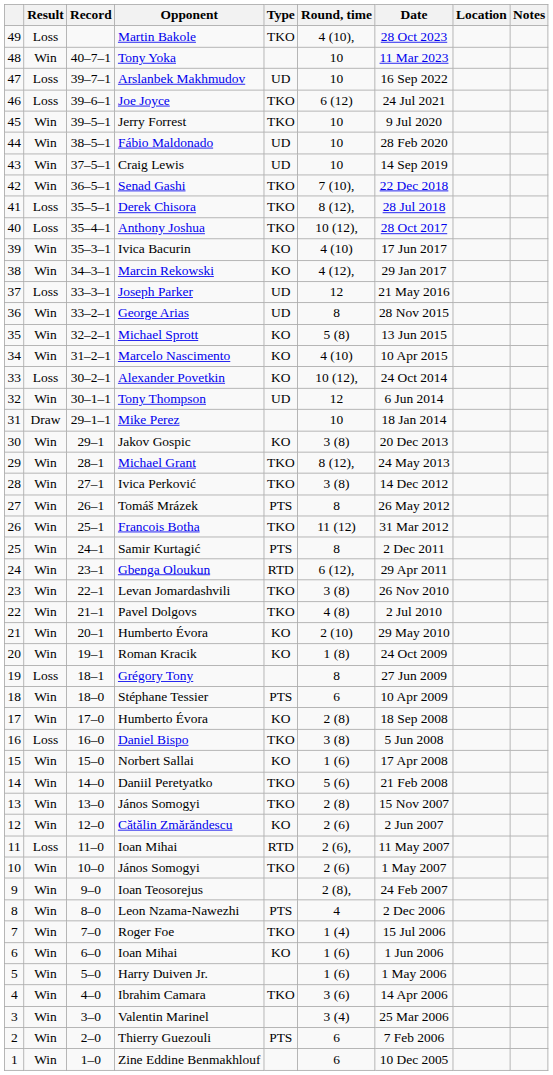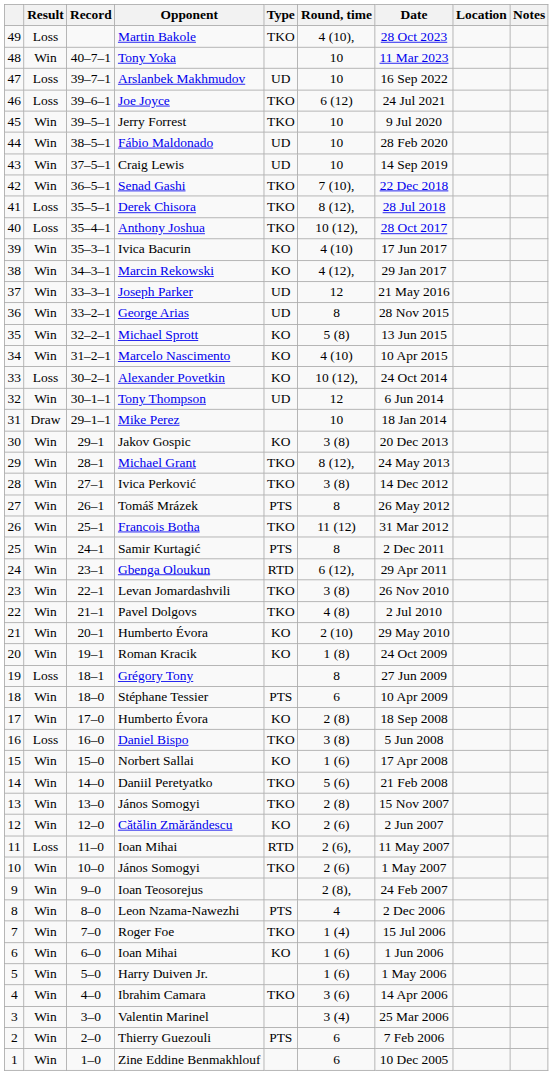(45, 292) Loss -> (45, 292) Win
